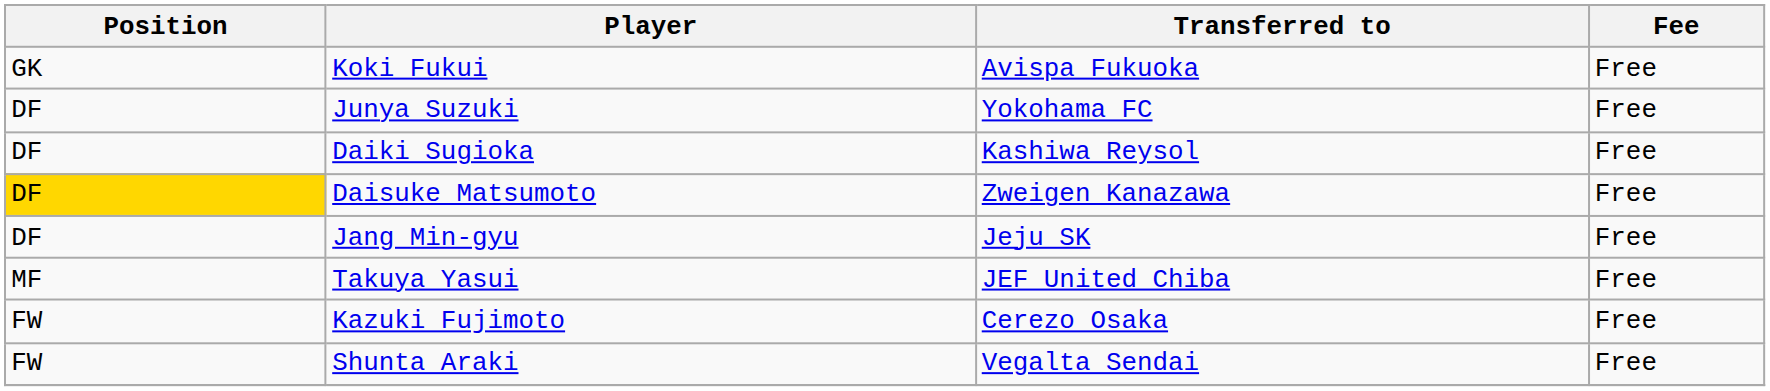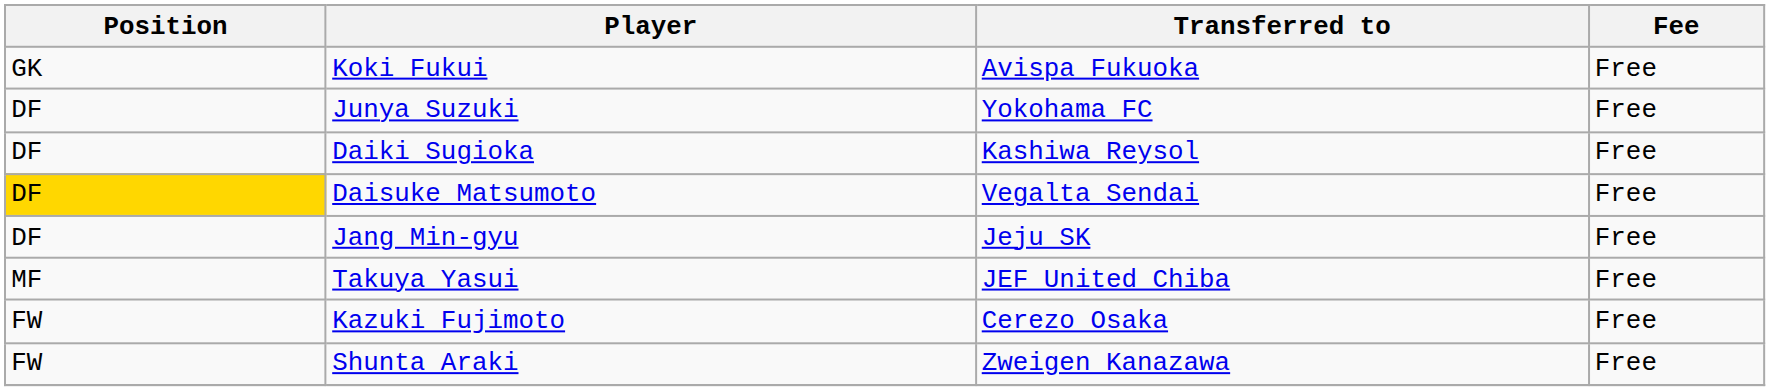(1106, 195) Zweigen Kanazawa -> (1090, 195) Vegalta Sendai
(1090, 363) Vegalta Sendai -> (1106, 363) Zweigen Kanazawa
